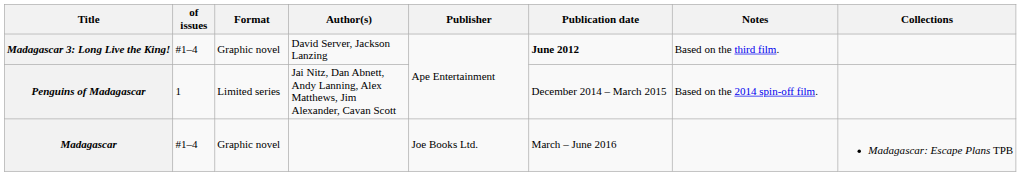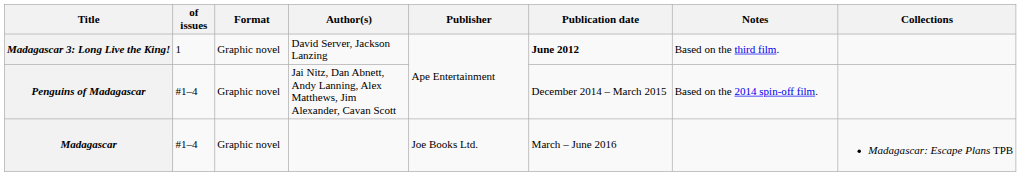(186, 49) #1–4 -> (178, 49) 1
(178, 91) 1 -> (186, 91) #1–4
(249, 91) Limited series -> (249, 91) Graphic novel
